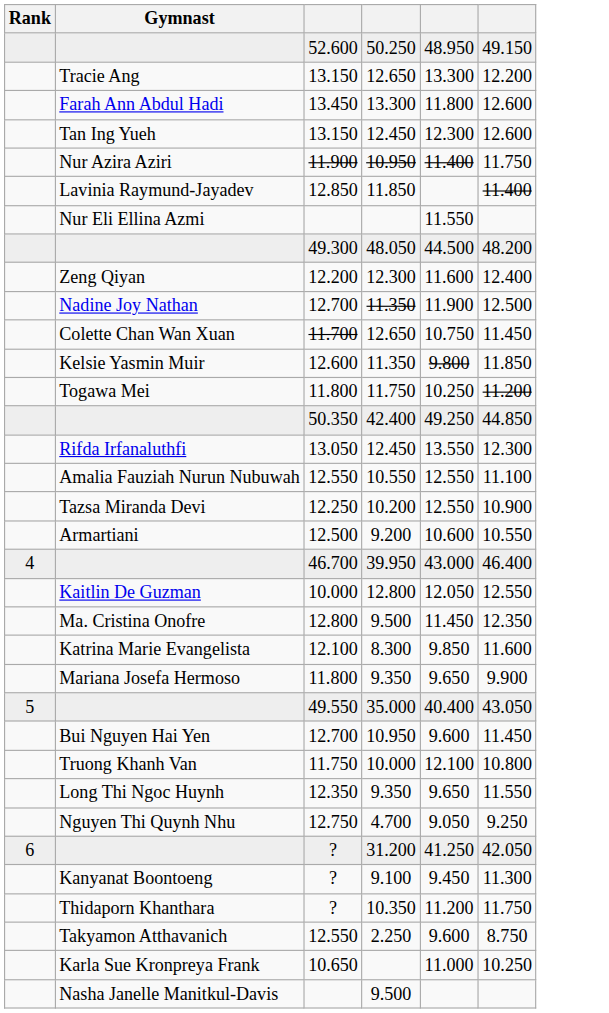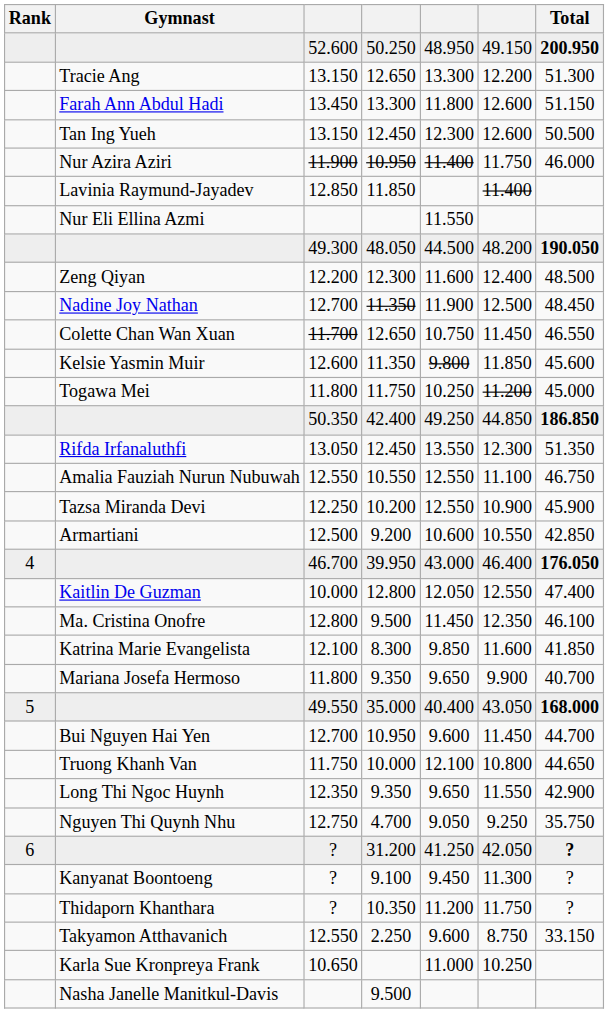+ column: (570, 18)
